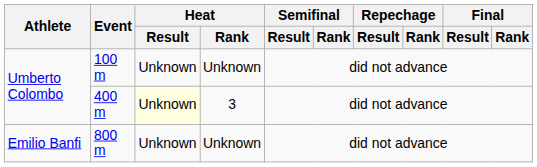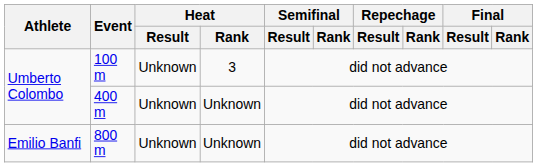(232, 67) Unknown -> (232, 67) 3
(168, 105) lightyellow background -> (168, 105) no background
(232, 105) 3 -> (232, 105) Unknown
